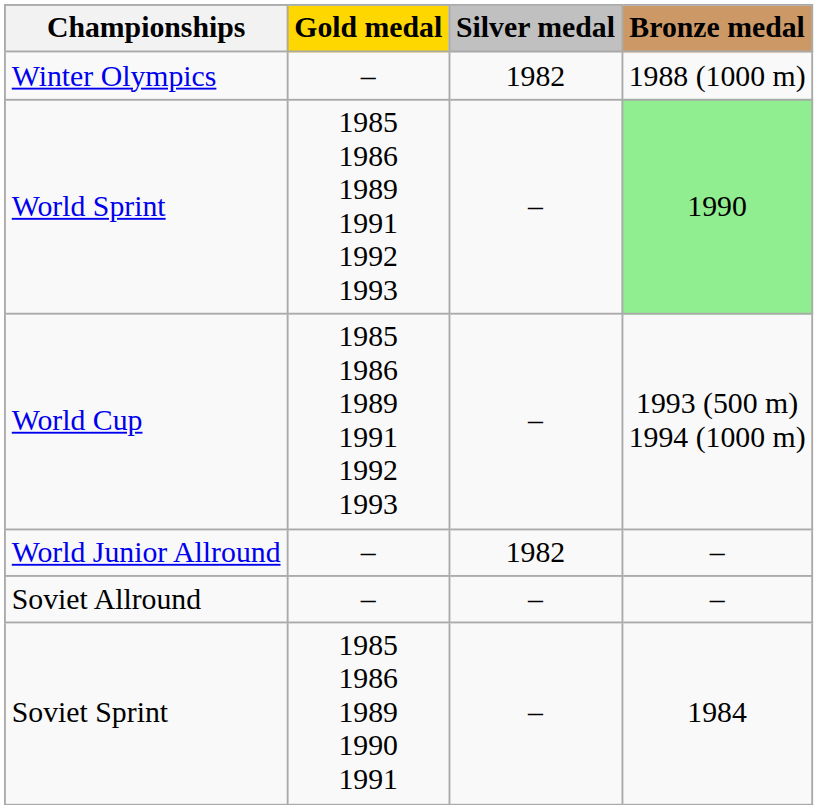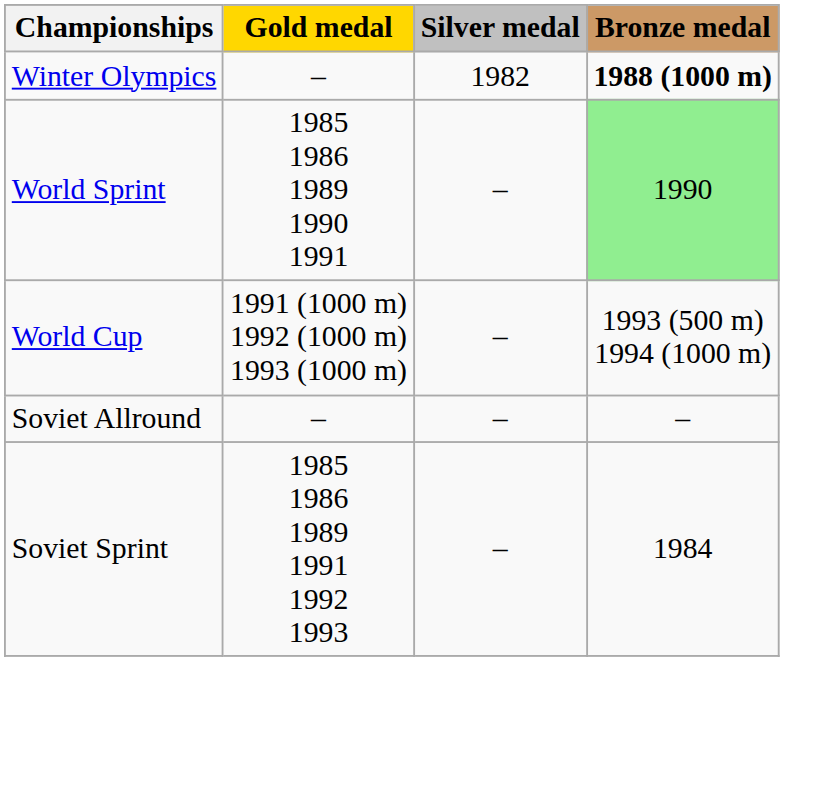(717, 75) normal -> (683, 75) bold
(368, 206) 1985 1986 1989 1991 1992 1993 -> (319, 189) 1985 1986 1989 1990 1991
(368, 420) 1985 1986 1989 1991 1992 1993 -> (319, 337) 1991 (1000 m) 1992 (1000 m) 1993 (1000 m)
- row: (146, 551)
(368, 713) 1985 1986 1989 1990 1991 -> (319, 548) 1985 1986 1989 1991 1992 1993
